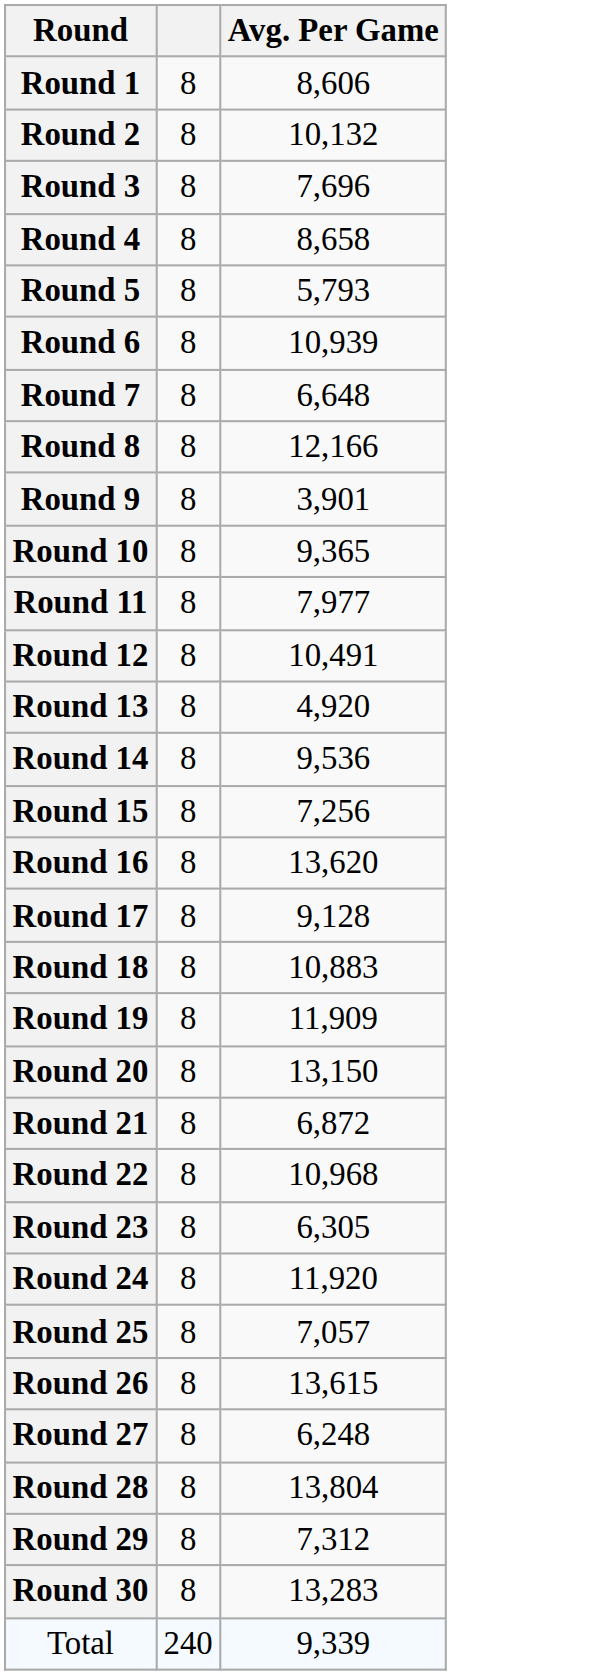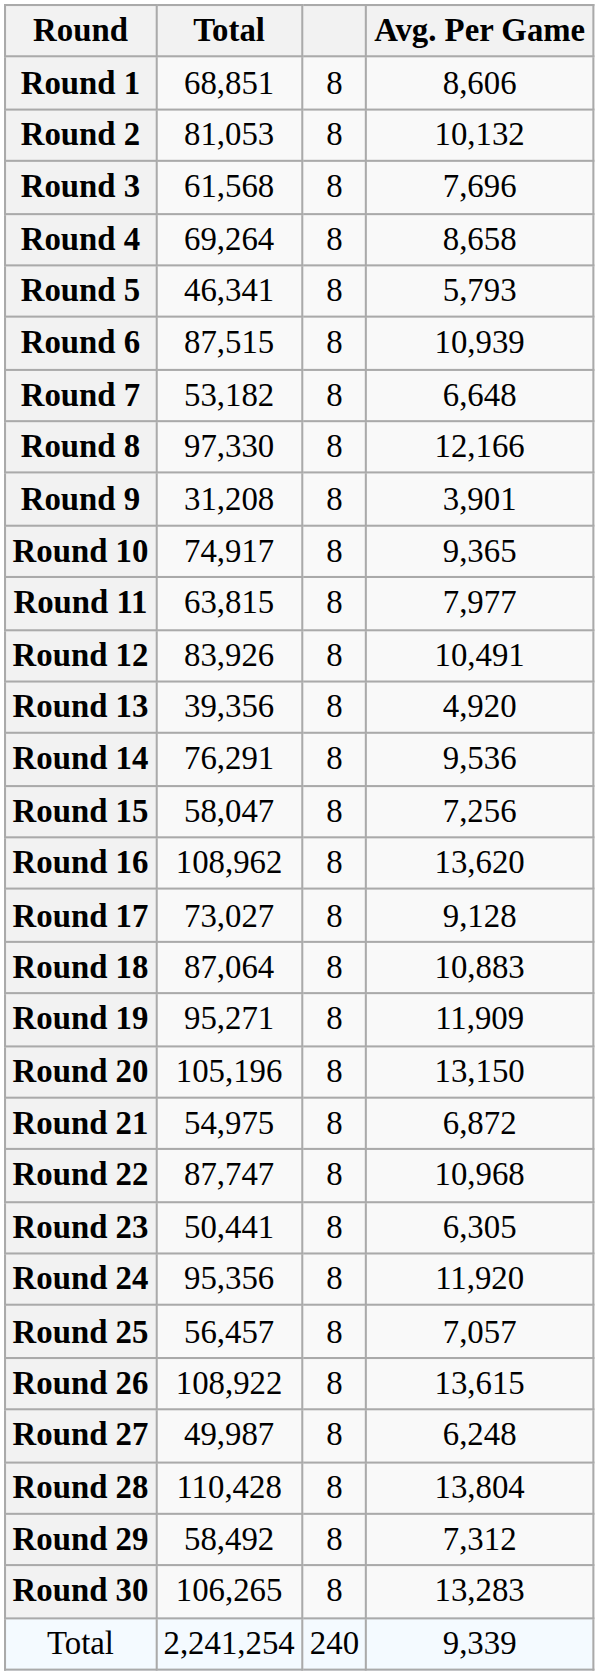+ column: (229, 30)
